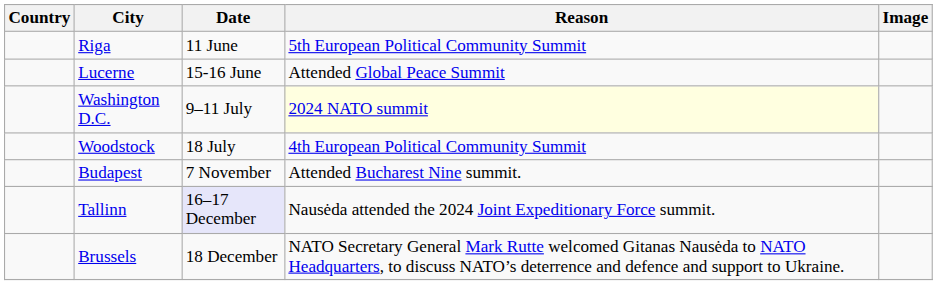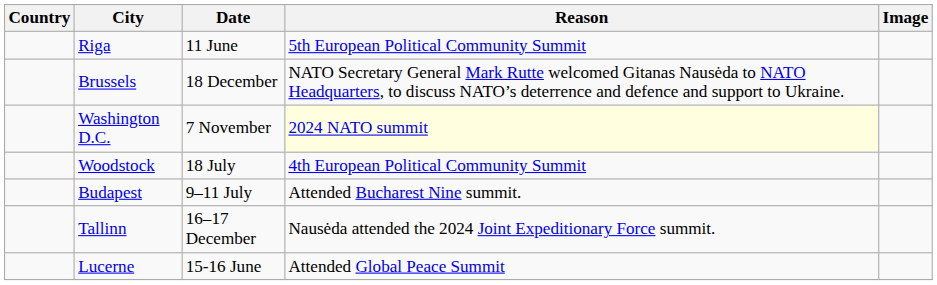rows swapped: (106, 72) <-> (107, 256)
(219, 109) 9–11 July -> (228, 128) 7 November
(228, 173) 7 November -> (219, 192) 9–11 July
(221, 209) lavender background -> (221, 229) no background
